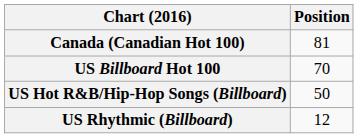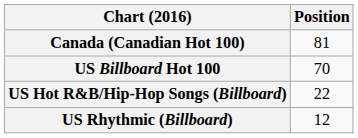(322, 94) 50 -> (322, 94) 22
